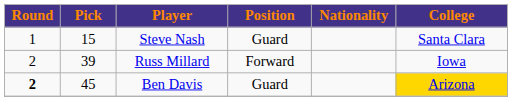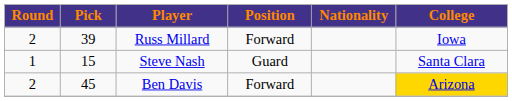rows swapped: (172, 38) <-> (172, 61)
(32, 84) bold -> (32, 84) normal
(270, 84) Guard -> (270, 84) Forward
